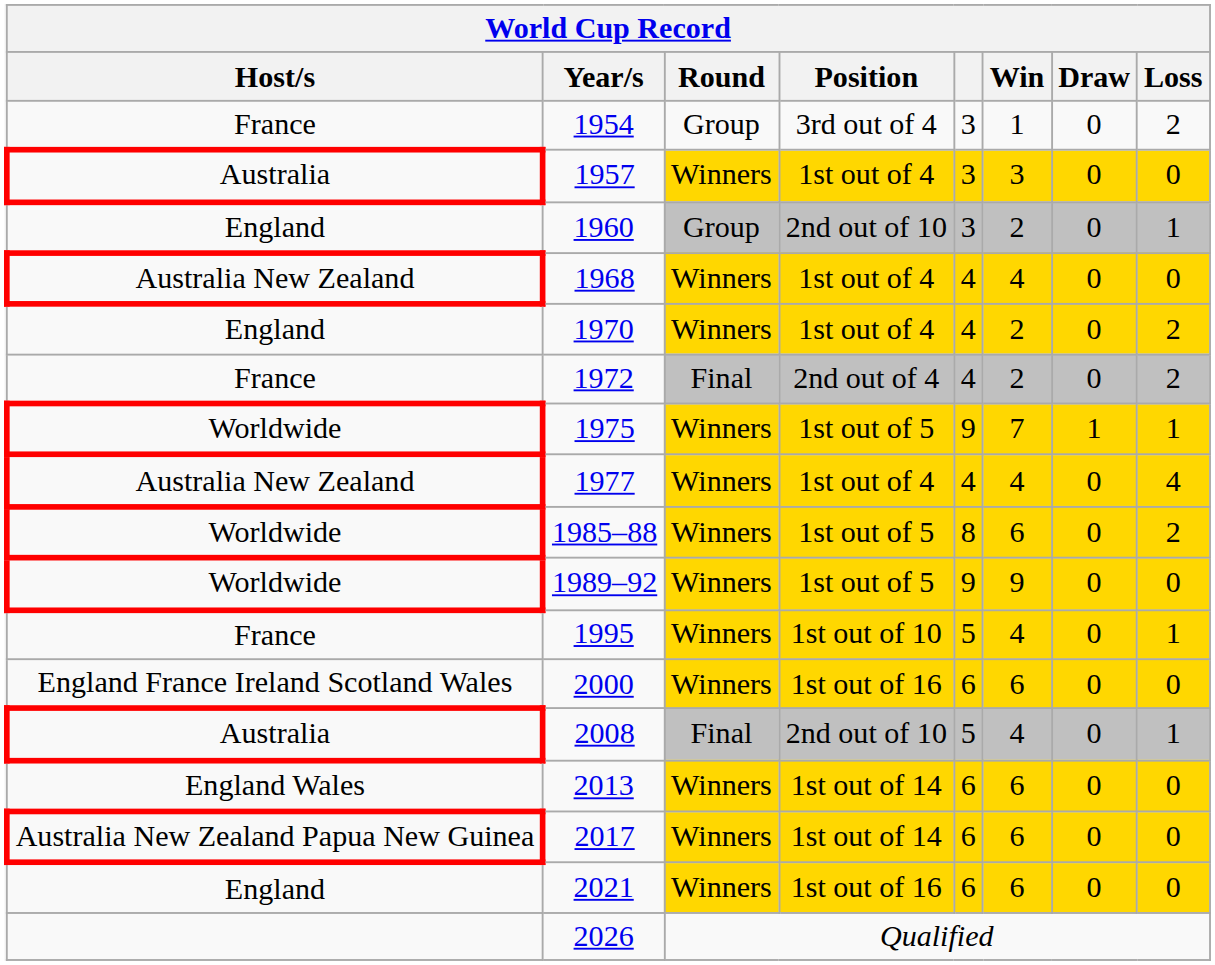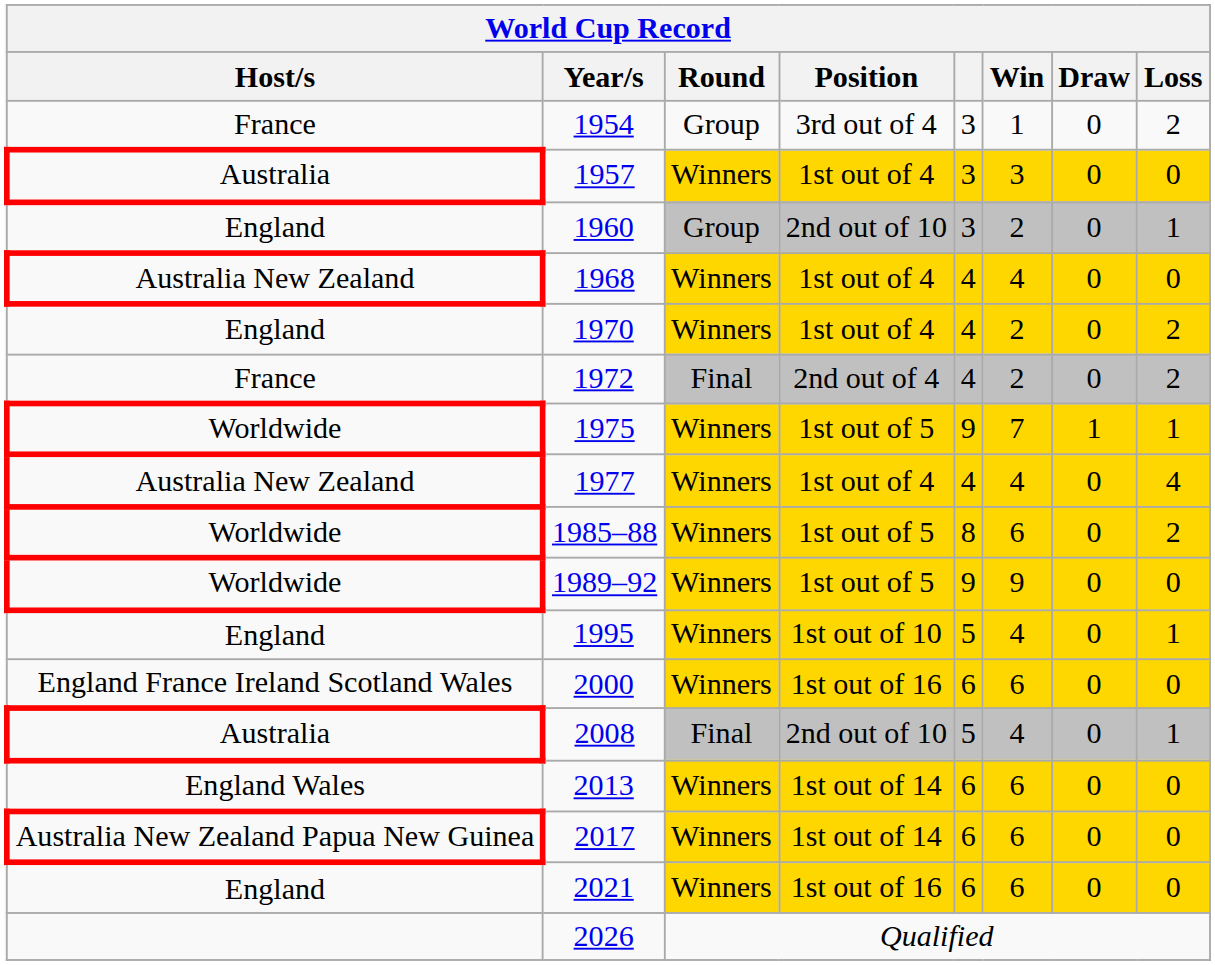(275, 634) France -> (275, 634) England
